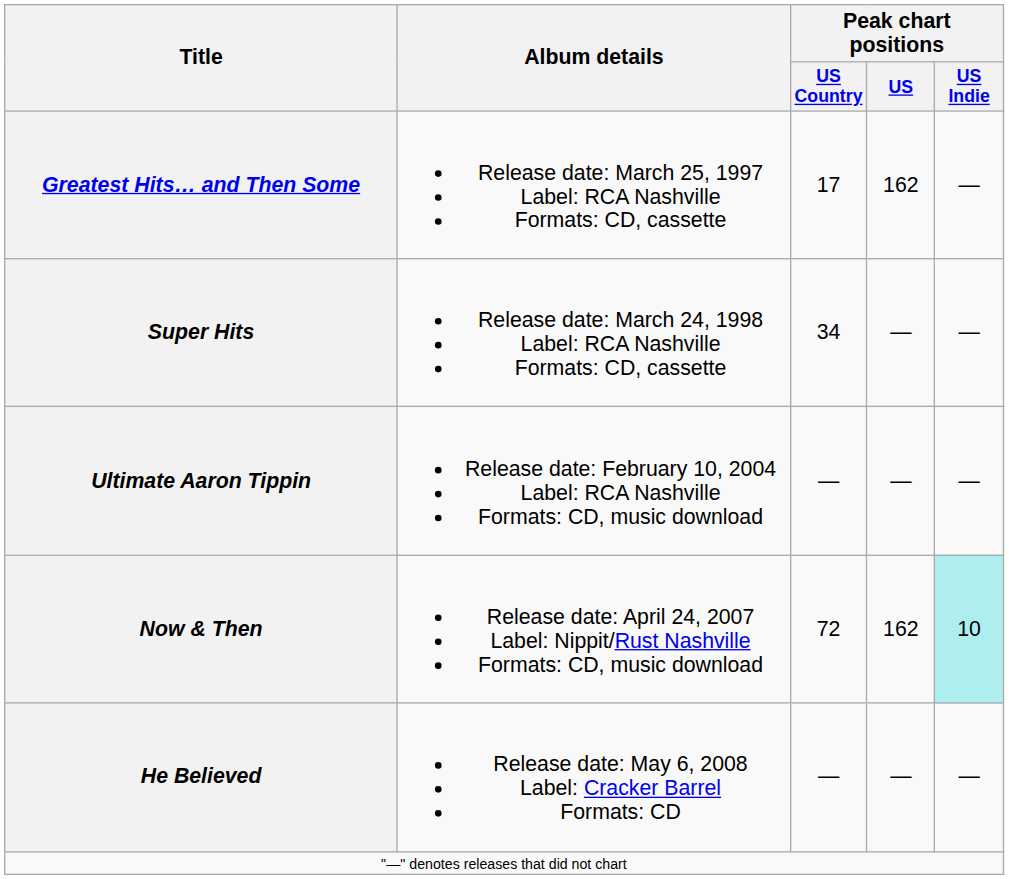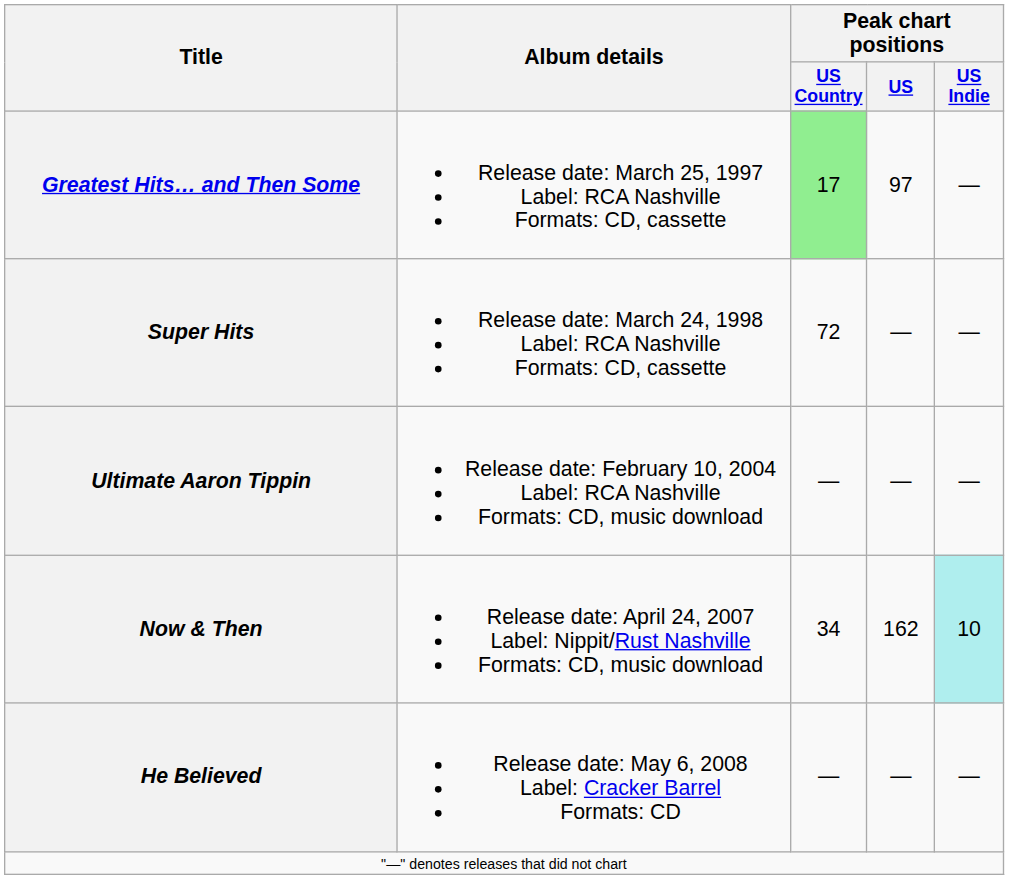(829, 184) no background -> (829, 184) lightgreen background
(901, 184) 162 -> (901, 184) 97
(829, 332) 34 -> (829, 332) 72
(829, 628) 72 -> (829, 628) 34
